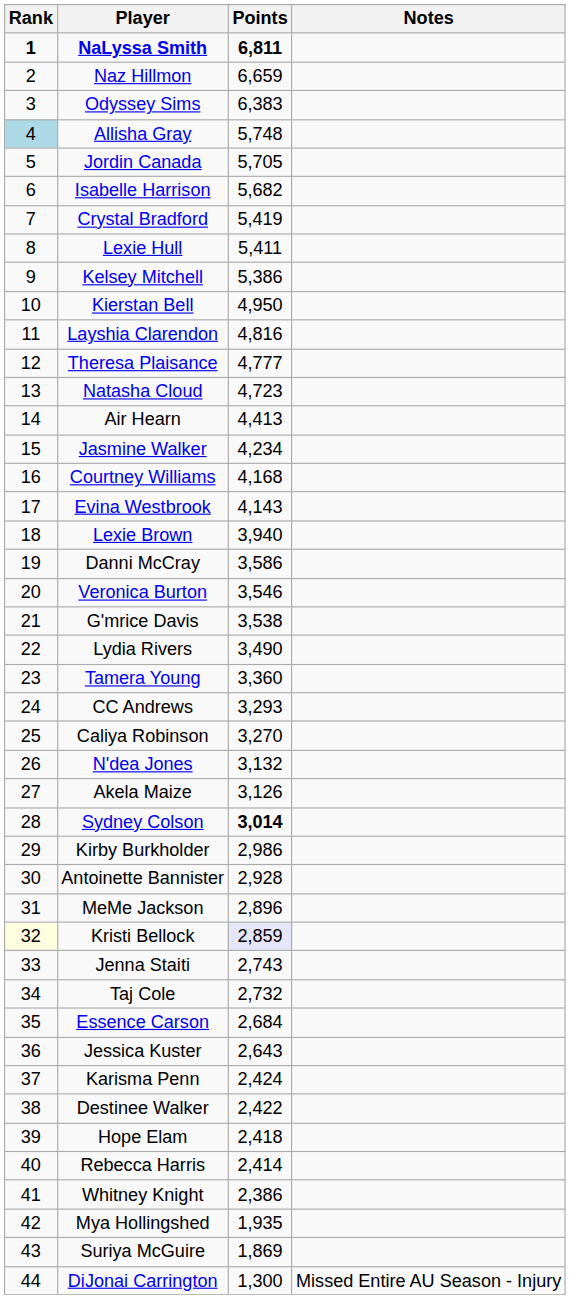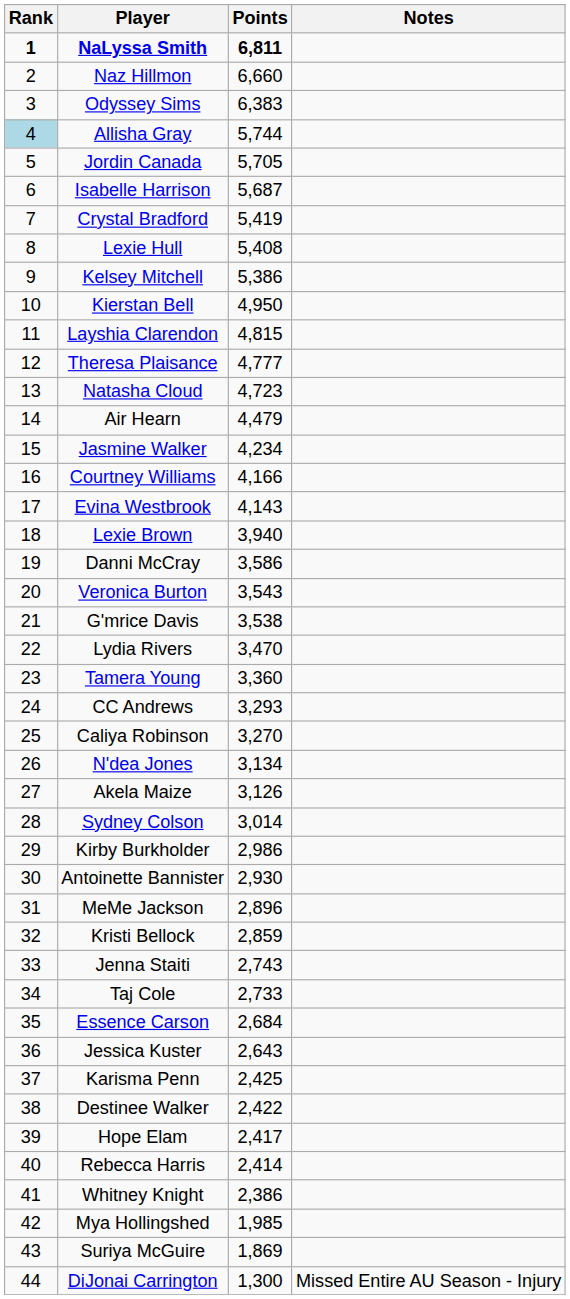(260, 76) 6,659 -> (260, 76) 6,660
(260, 133) 5,748 -> (260, 133) 5,744
(260, 190) 5,682 -> (260, 190) 5,687
(260, 248) 5,411 -> (260, 248) 5,408
(260, 334) 4,816 -> (260, 334) 4,815
(260, 420) 4,413 -> (260, 420) 4,479
(260, 477) 4,168 -> (260, 477) 4,166
(260, 592) 3,546 -> (260, 592) 3,543
(260, 649) 3,490 -> (260, 649) 3,470
(260, 764) 3,132 -> (260, 764) 3,134
(260, 821) bold -> (260, 821) normal
(260, 879) 2,928 -> (260, 879) 2,930
(31, 936) lightyellow background -> (31, 936) no background
(260, 936) lavender background -> (260, 936) no background
(260, 993) 2,732 -> (260, 993) 2,733
(260, 1079) 2,424 -> (260, 1079) 2,425
(260, 1137) 2,418 -> (260, 1137) 2,417
(260, 1223) 1,935 -> (260, 1223) 1,985
